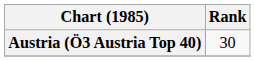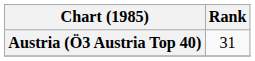(228, 42) 30 -> (228, 42) 31
